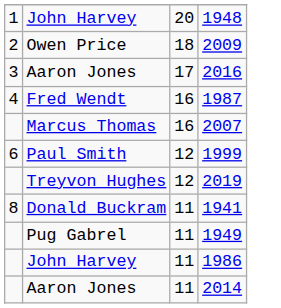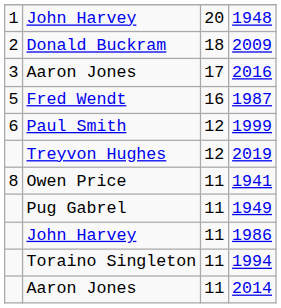(76, 45) Owen Price -> (96, 45) Donald Buckram
(14, 100) 4 -> (14, 100) 5
- row: (222, 127)
(96, 208) Donald Buckram -> (76, 181) Owen Price
+ row: (252, 262)
